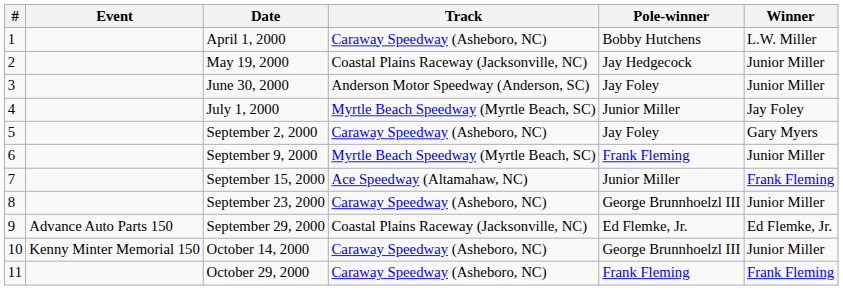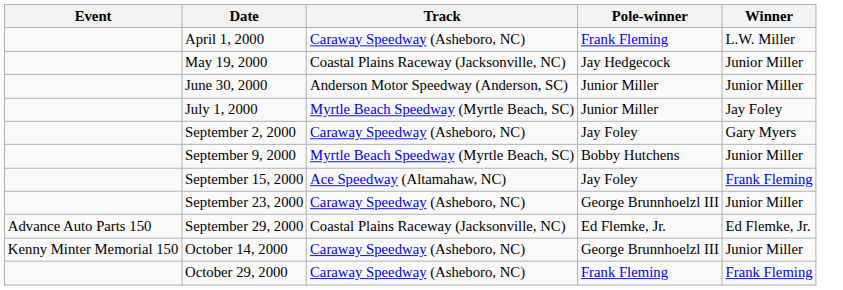- column: (15, 16)
(652, 39) Bobby Hutchens -> (624, 39) Frank Fleming
(631, 86) Jay Foley -> (620, 86) Junior Miller
(646, 156) Frank Fleming -> (630, 156) Bobby Hutchens
(641, 179) Junior Miller -> (609, 179) Jay Foley
